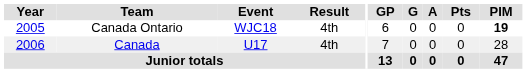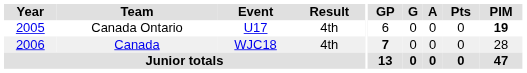(256, 28) WJC18 -> (256, 28) U17
(256, 44) U17 -> (256, 44) WJC18
(385, 44) normal -> (385, 44) bold
